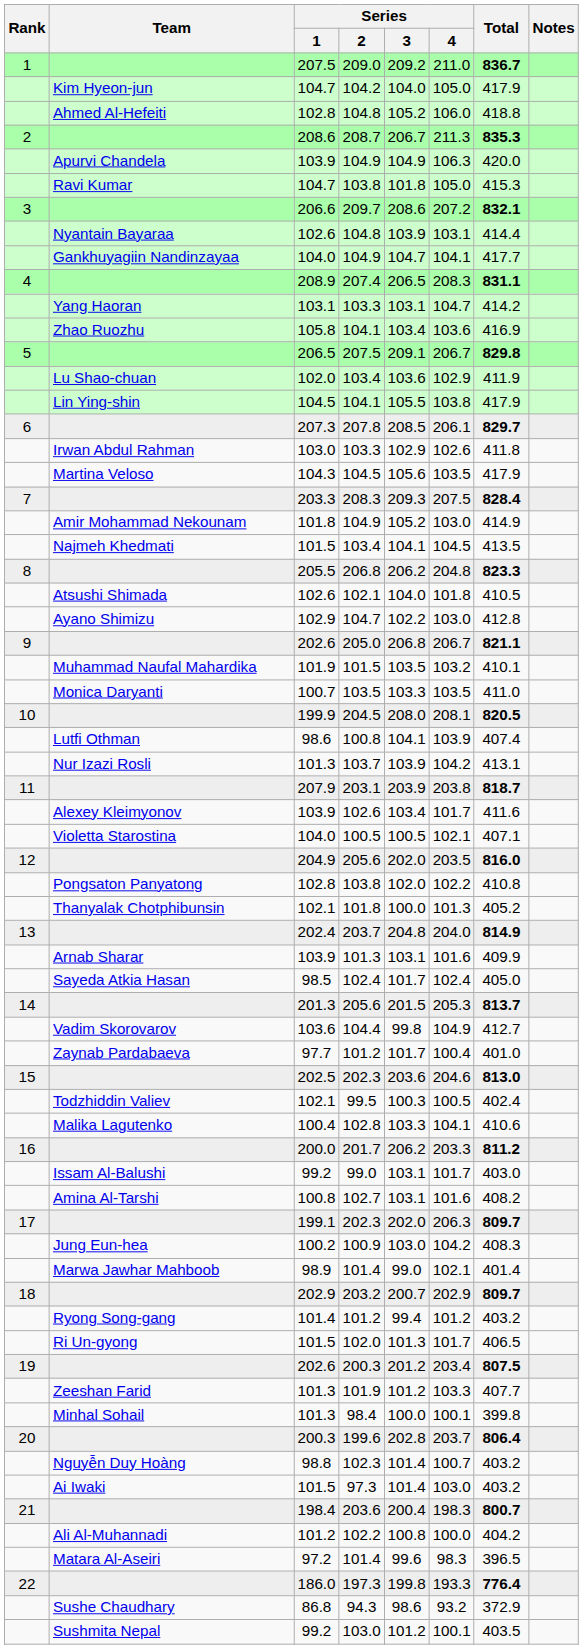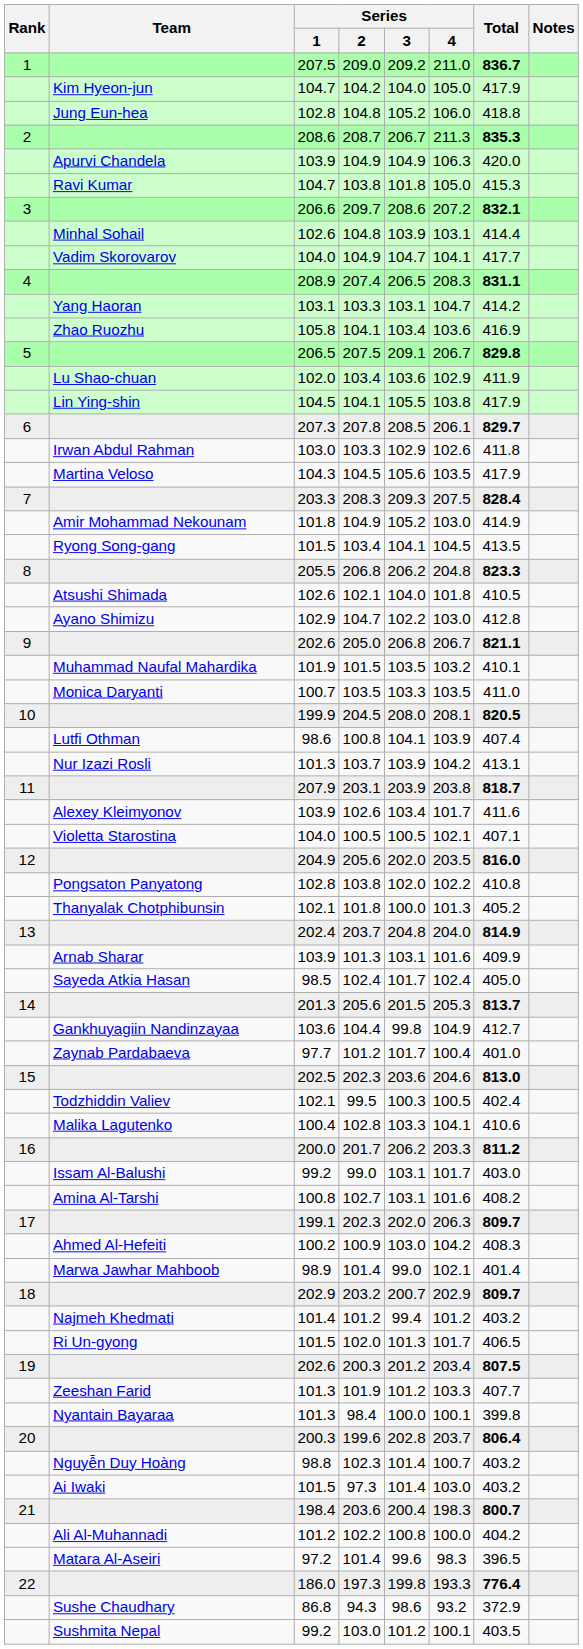(110, 112) Ahmed Al-Hefeiti -> (100, 112) Jung Eun-hea
(113, 233) Nyantain Bayaraa -> (99, 233) Minhal Sohail
(146, 257) Gankhuyagiin Nandinzayaa -> (115, 257) Vadim Skorovarov
(113, 546) Najmeh Khedmati -> (114, 546) Ryong Song-gang
(115, 1029) Vadim Skorovarov -> (146, 1029) Gankhuyagiin Nandinzayaa
(100, 1245) Jung Eun-hea -> (110, 1245) Ahmed Al-Hefeiti
(114, 1318) Ryong Song-gang -> (113, 1318) Najmeh Khedmati
(99, 1414) Minhal Sohail -> (113, 1414) Nyantain Bayaraa
